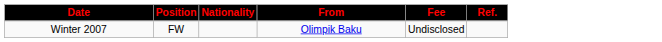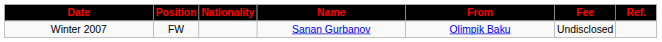+ column: (331, 13)
